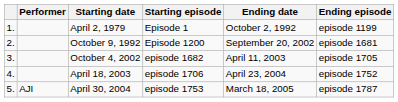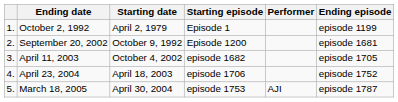columns swapped: (43, 12) <-> (270, 12)
